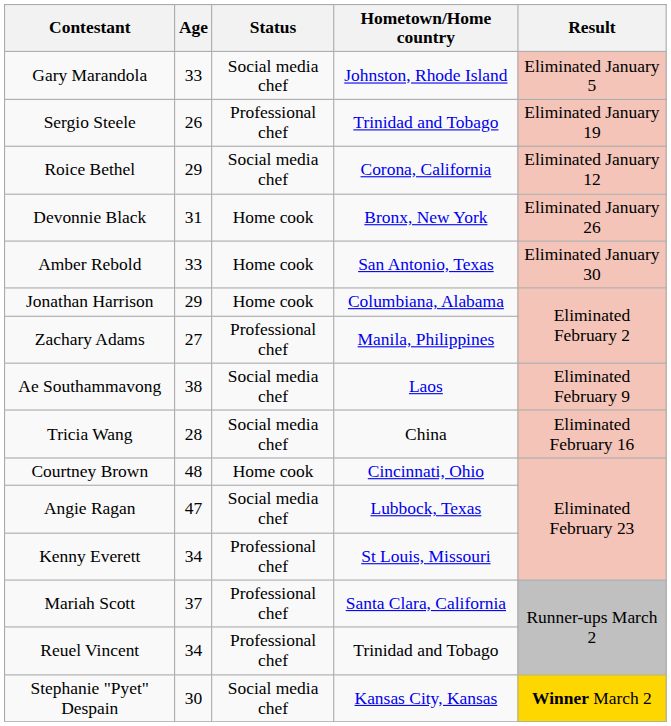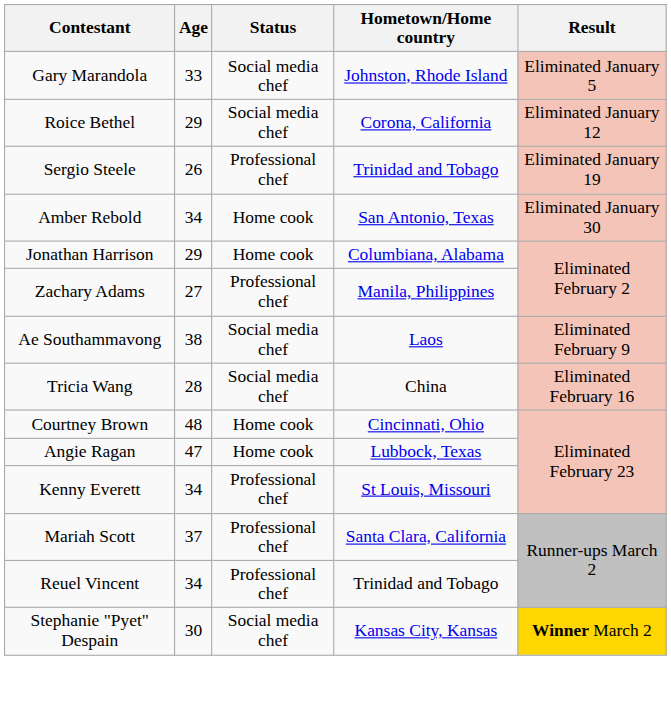rows swapped: (90, 169) <-> (90, 122)
- row: (90, 217)
(194, 264) 33 -> (194, 217) 34
(273, 508) Social media chef -> (273, 451) Home cook
